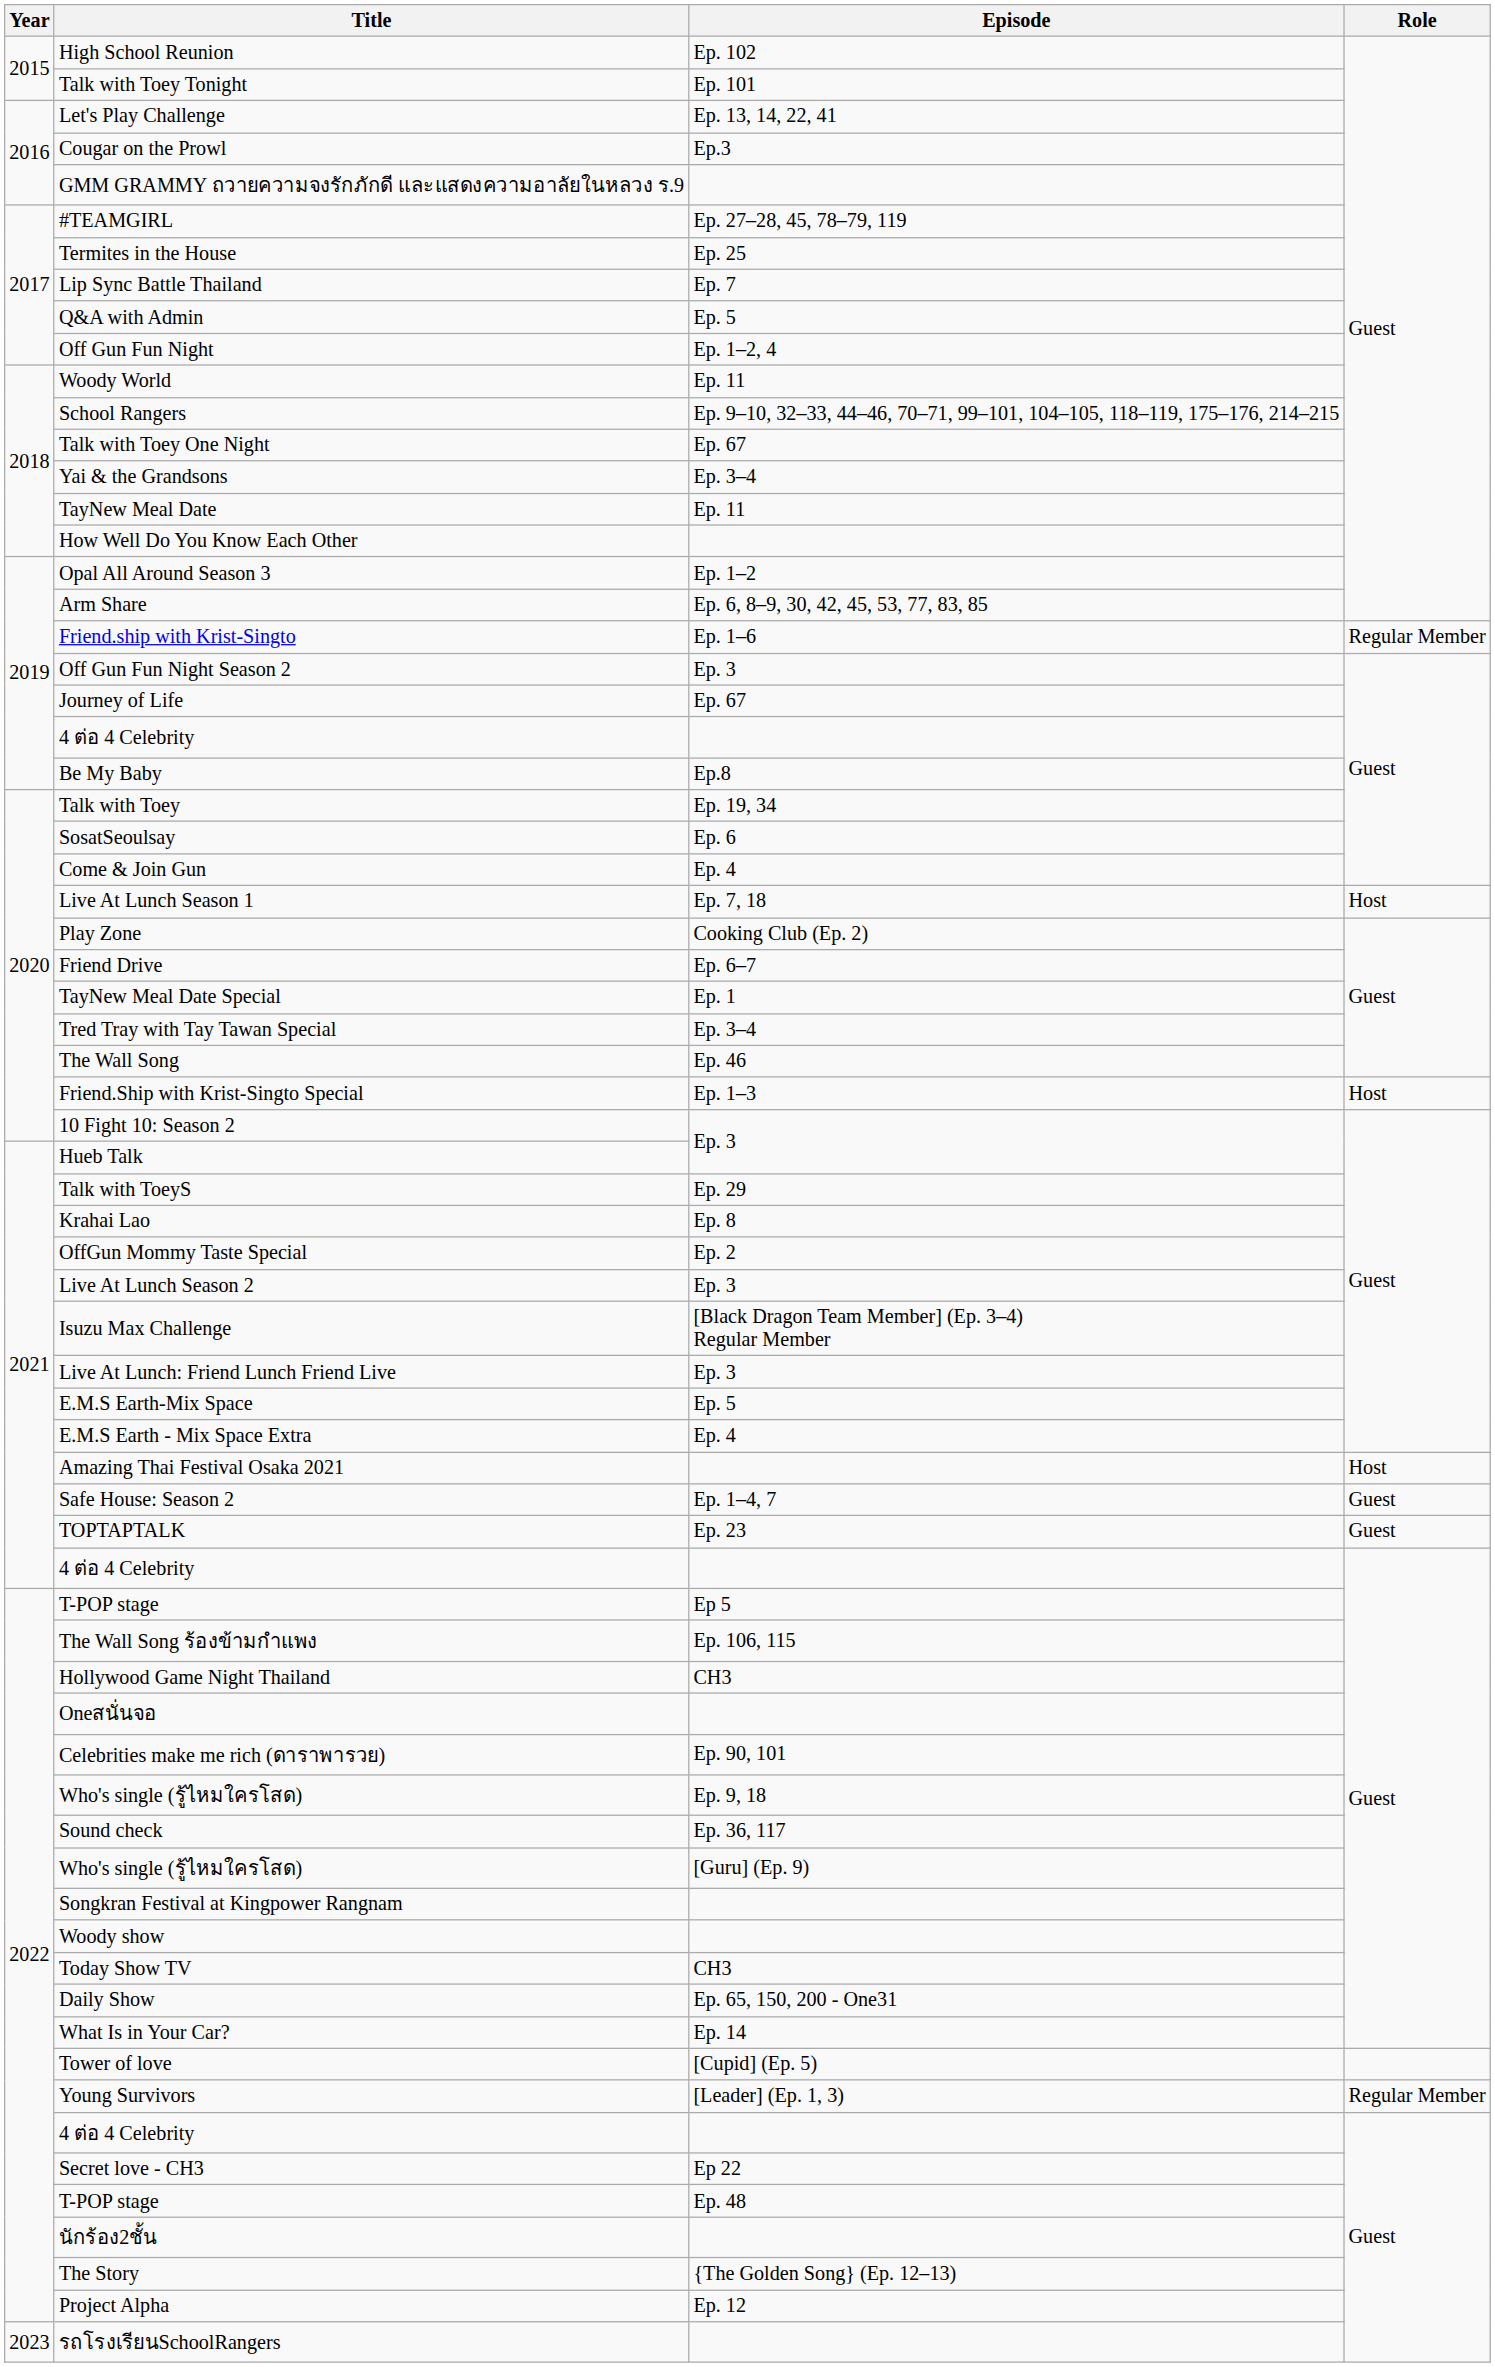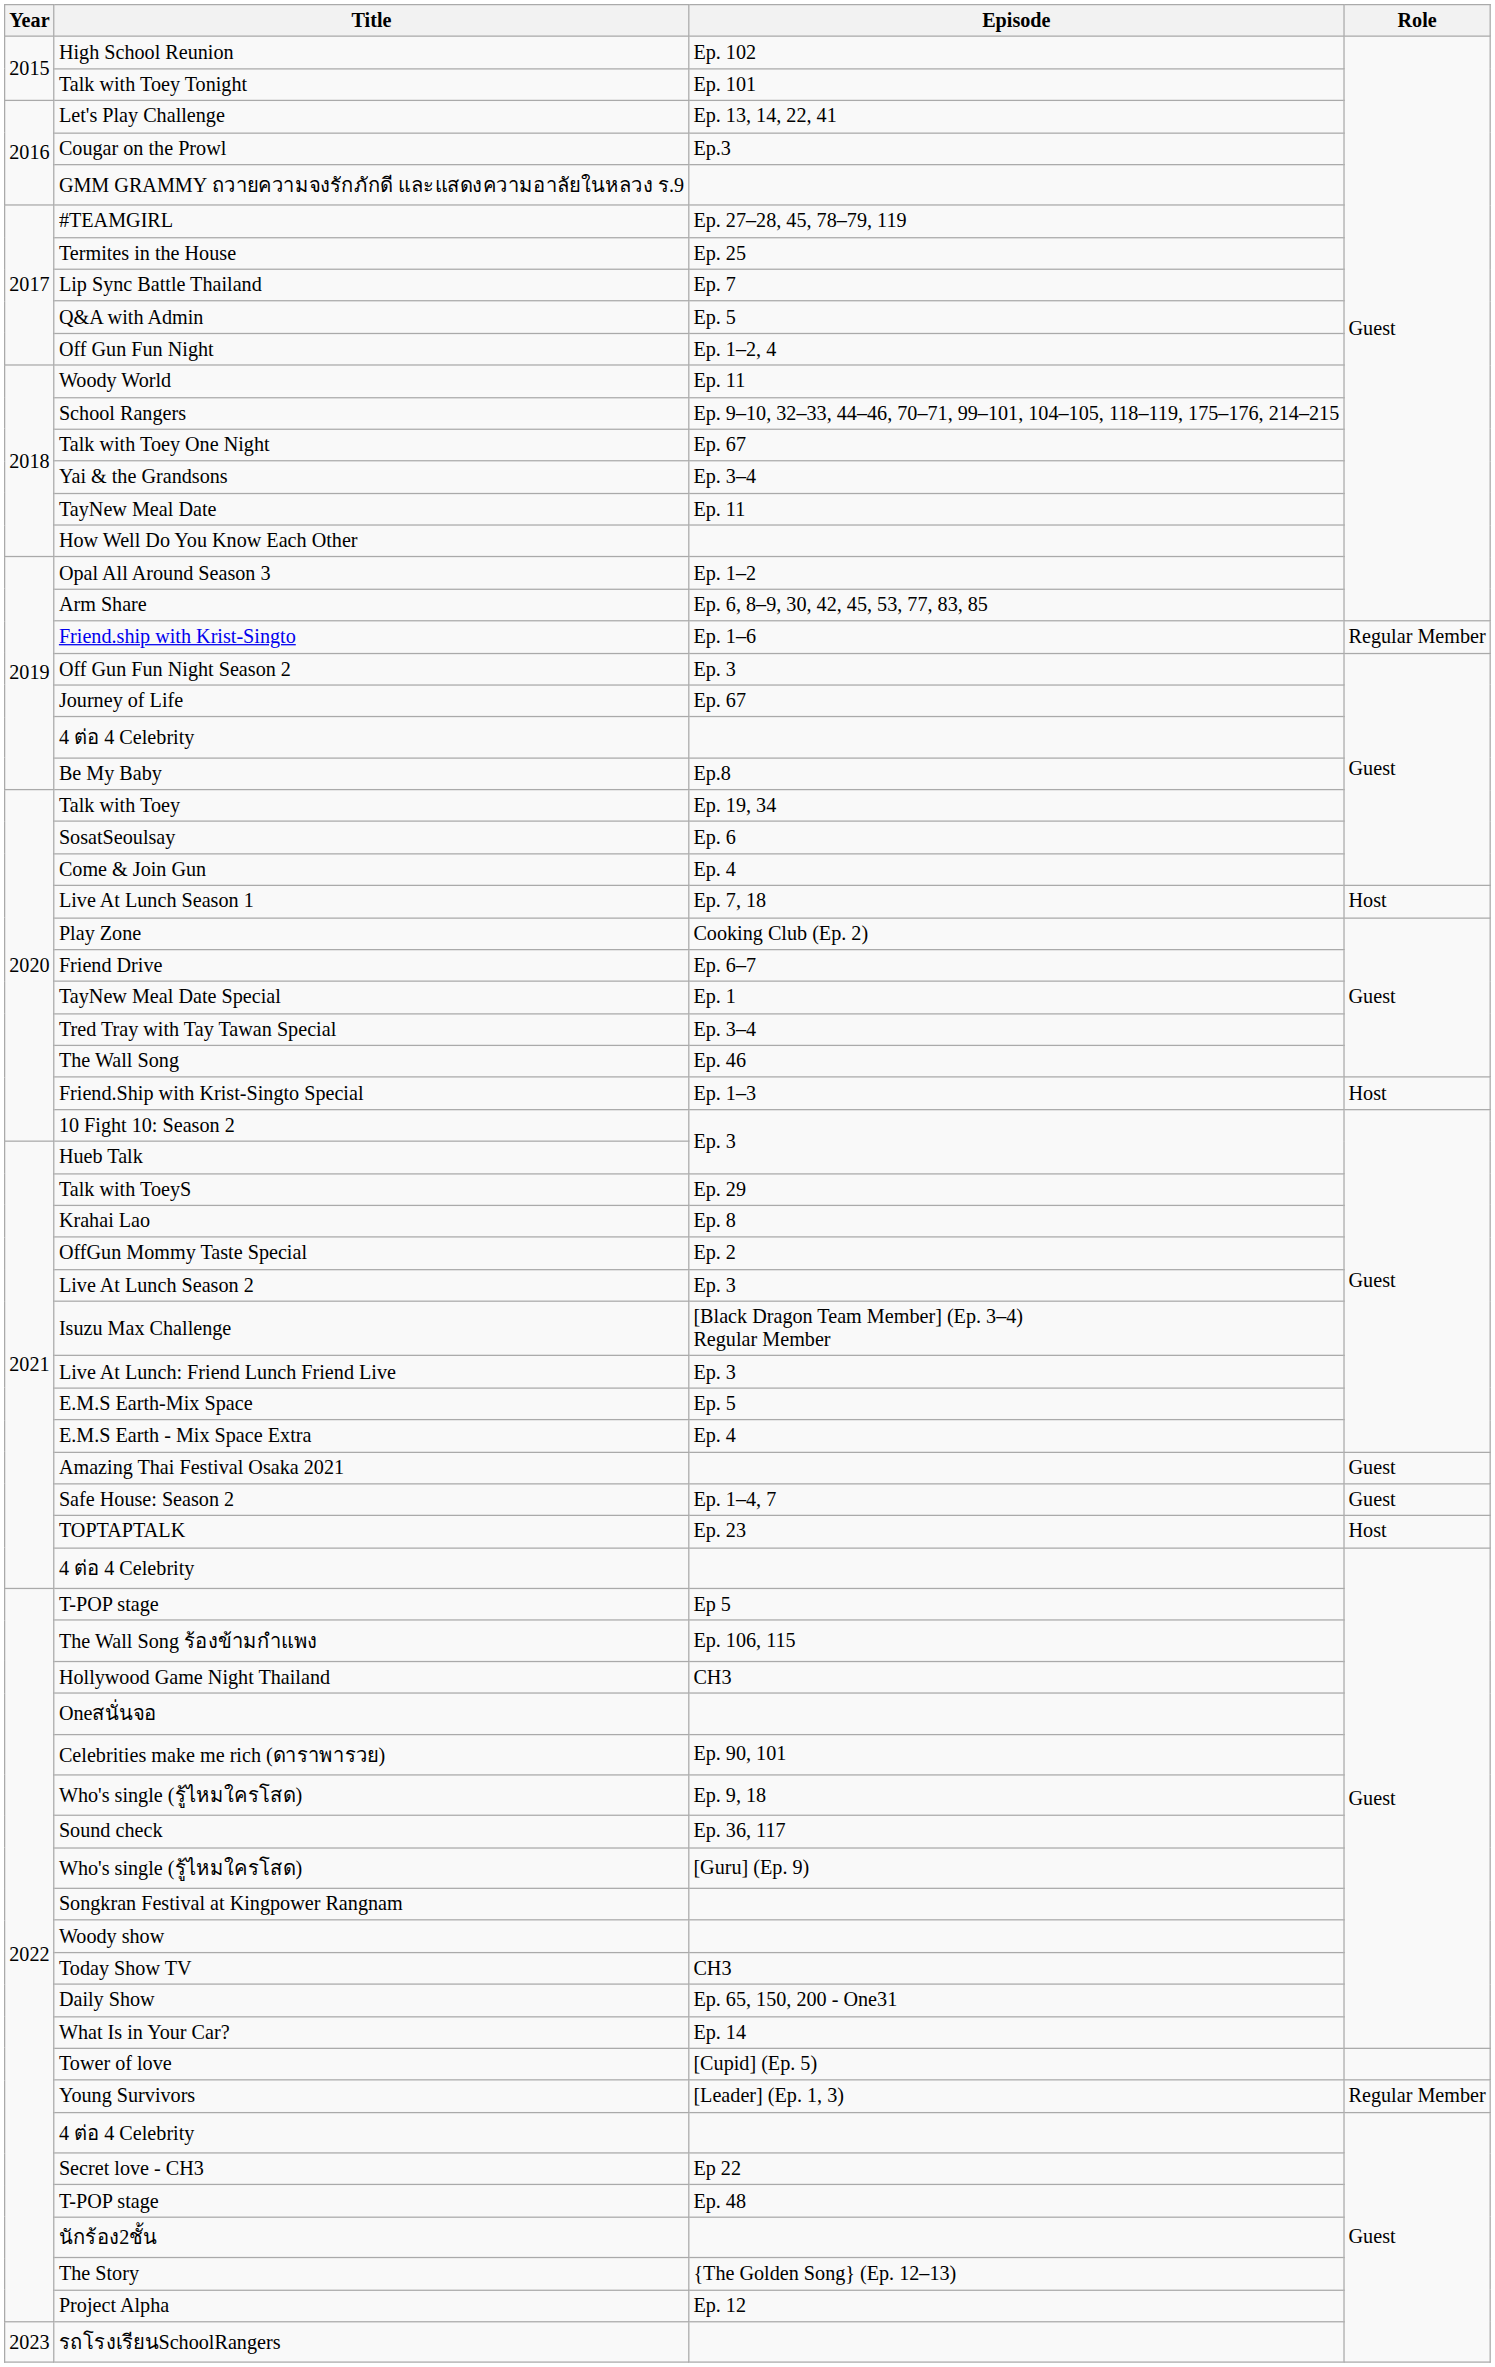(1368, 1467) Host -> (1372, 1467) Guest
(1372, 1531) Guest -> (1368, 1531) Host
